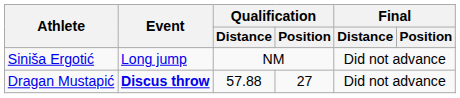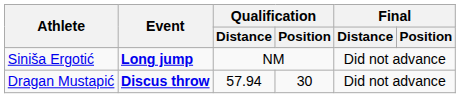(154, 59) normal -> (157, 59) bold
(244, 82) 57.88 -> (244, 82) 57.94
(305, 82) 27 -> (305, 82) 30
